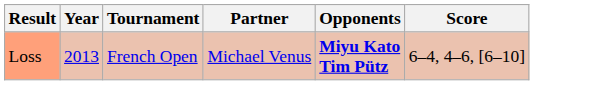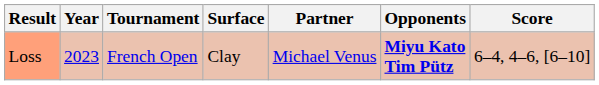+ column: (236, 18)
(82, 55) 2013 -> (82, 55) 2023
